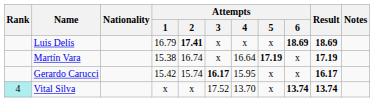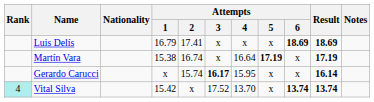(192, 43) bold -> (192, 43) normal
(165, 74) 15.42 -> (165, 74) x
(326, 74) 16.17 -> (326, 74) 16.14
(165, 89) x -> (165, 89) 15.42
